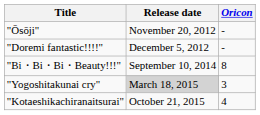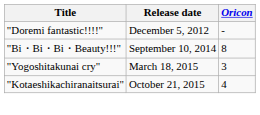- row: (23, 30)
(163, 84) lightgrey background -> (163, 66) no background
